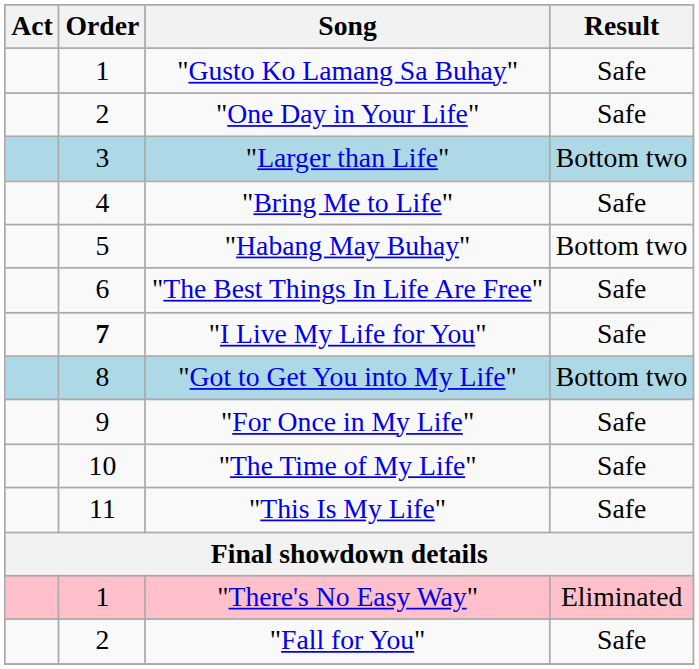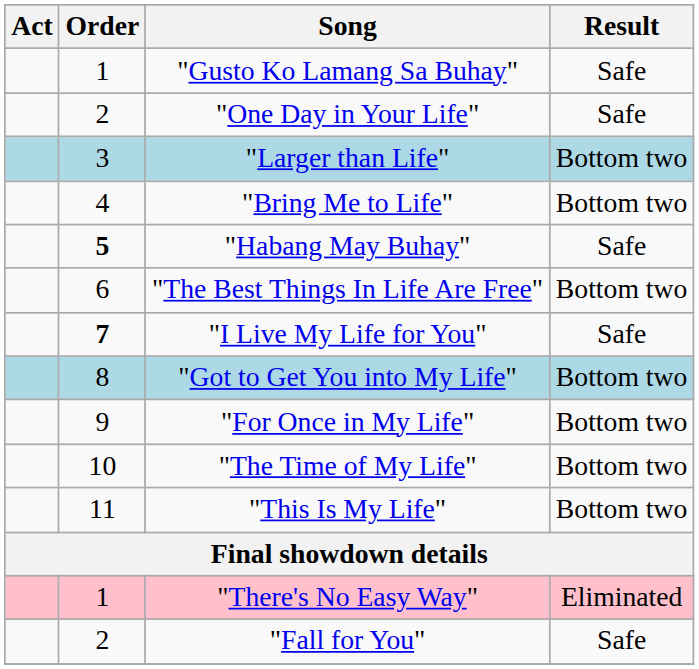(622, 202) Safe -> (622, 202) Bottom two
(102, 245) normal -> (102, 245) bold
(622, 245) Bottom two -> (622, 245) Safe
(622, 289) Safe -> (622, 289) Bottom two
(622, 421) Safe -> (622, 421) Bottom two
(622, 465) Safe -> (622, 465) Bottom two
(622, 509) Safe -> (622, 509) Bottom two
